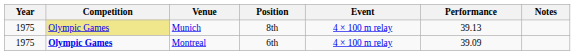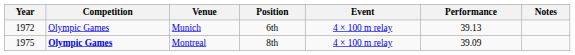(25, 28) 1975 -> (25, 28) 1972
(79, 28) khaki background -> (79, 28) no background
(272, 28) 8th -> (272, 28) 6th
(272, 43) 6th -> (272, 43) 8th
